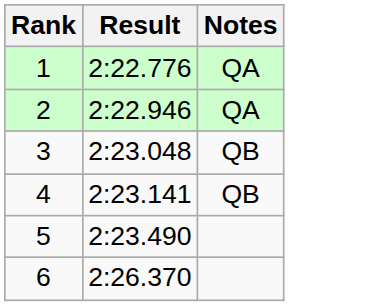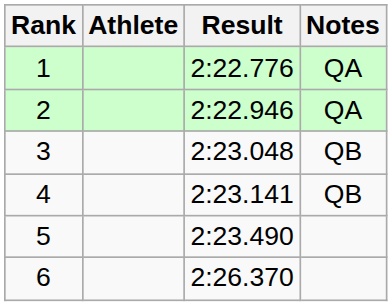+ column: (133, 25)
